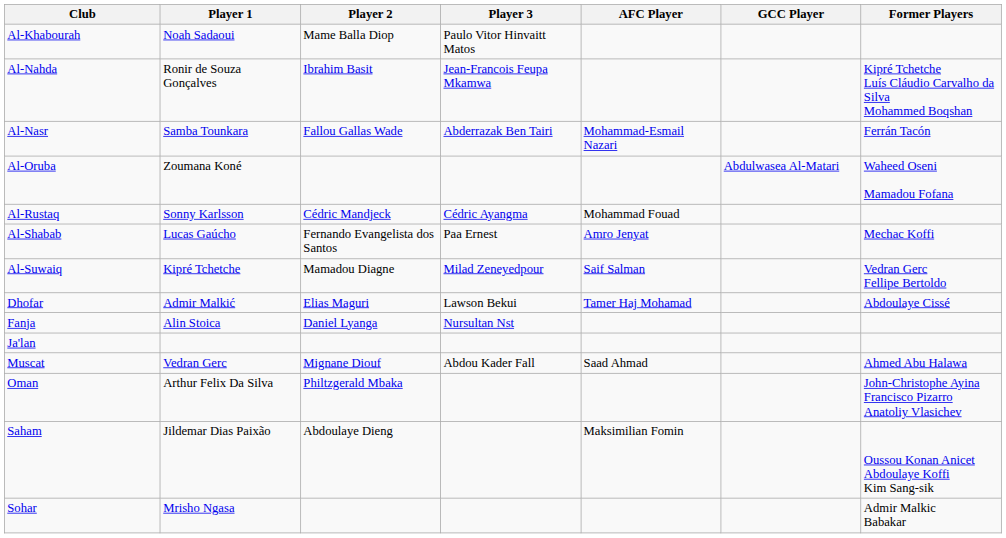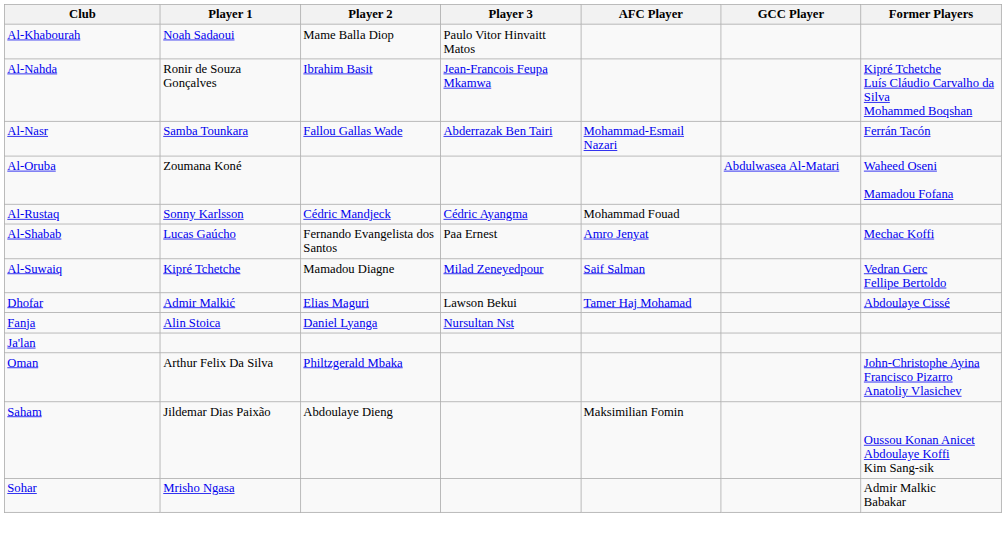- row: (26, 363)
